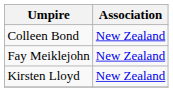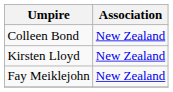rows swapped: (49, 55) <-> (44, 76)
